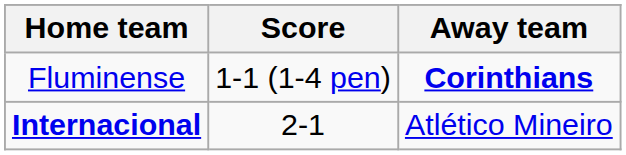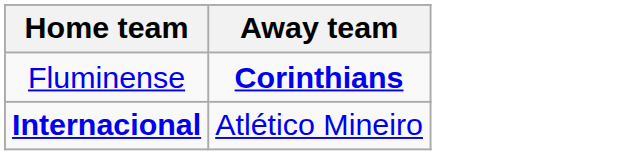- column: (303, 28)
